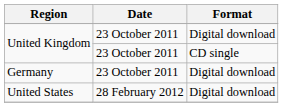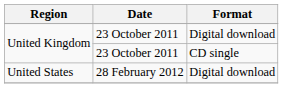- row: (30, 72)
